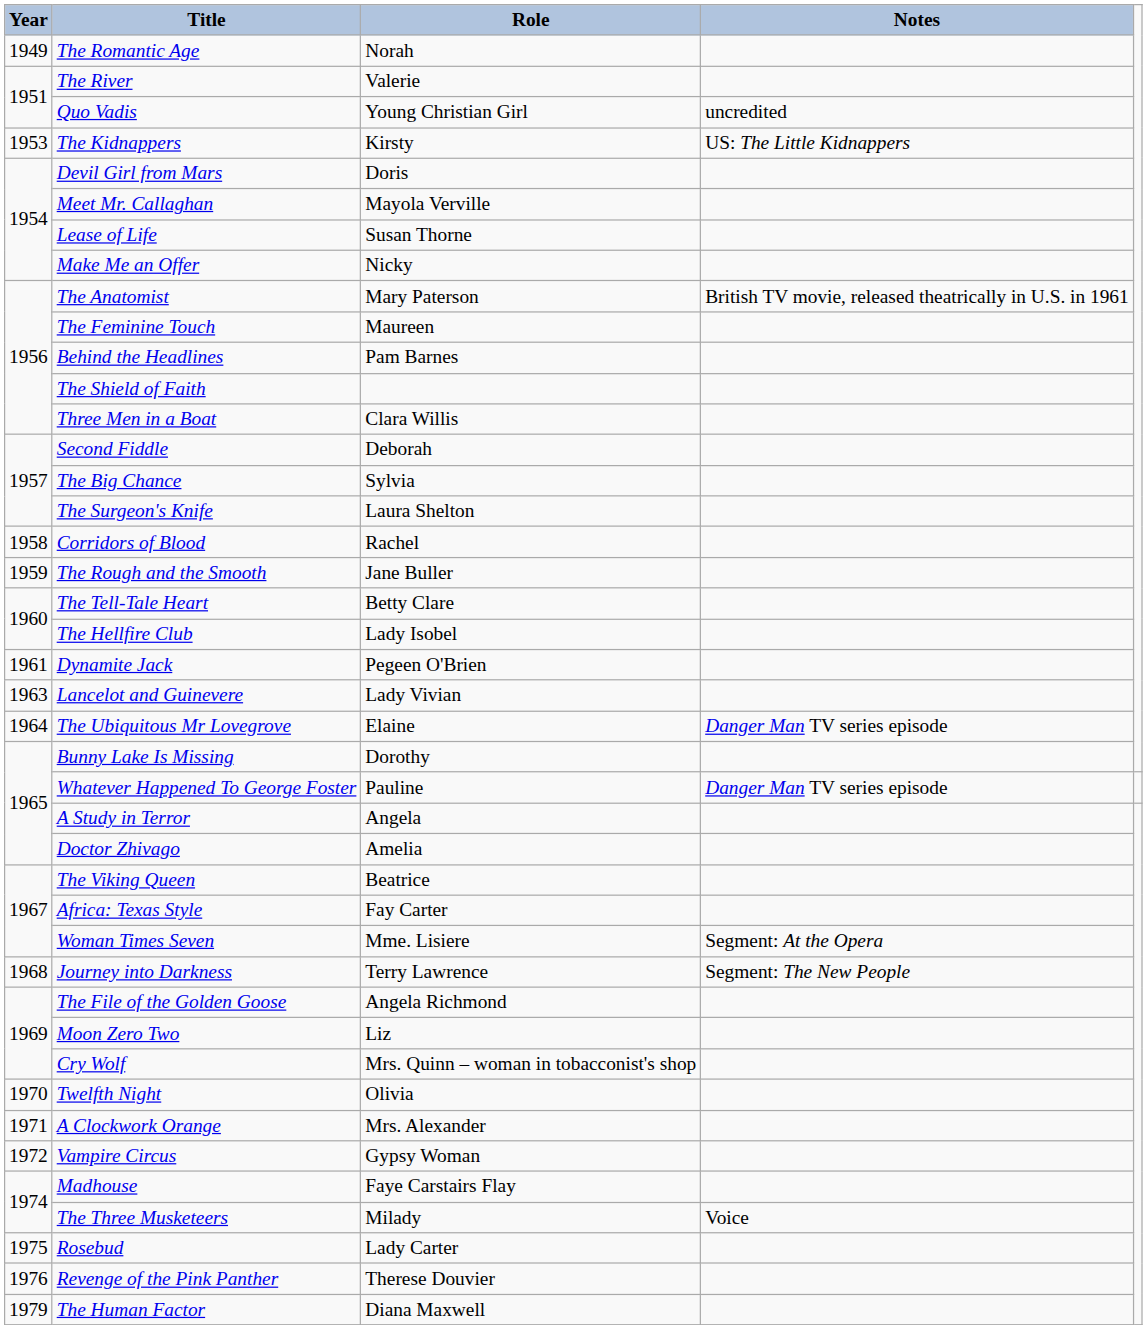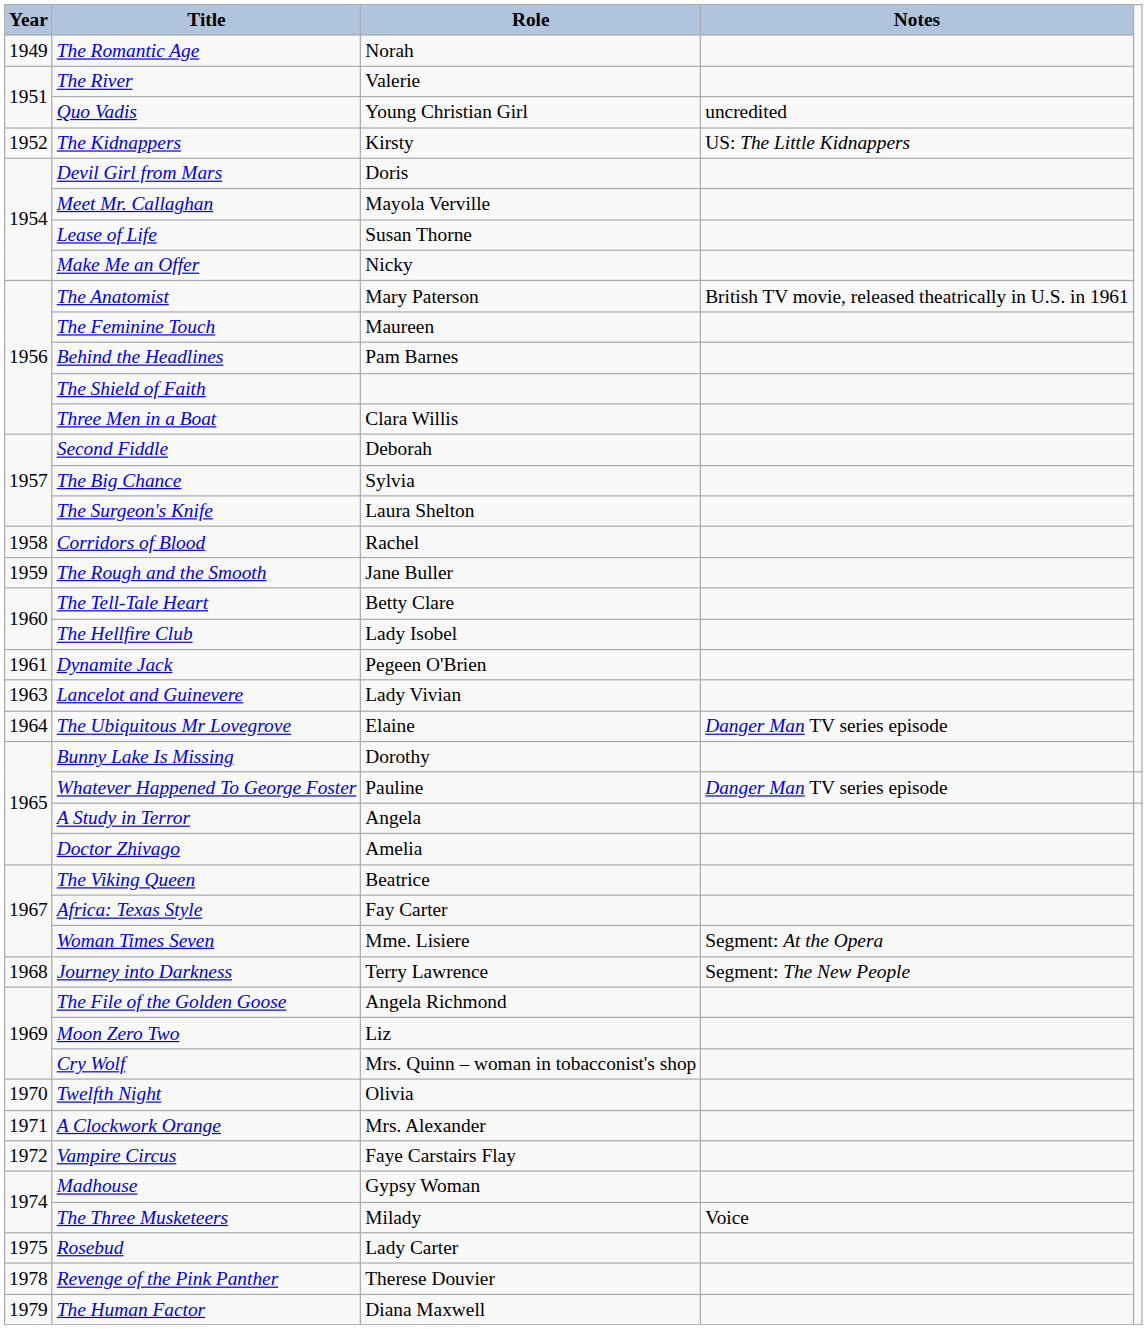(28, 142) 1953 -> (28, 142) 1952
(423, 1155) Gypsy Woman -> (441, 1155) Faye Carstairs Flay
(441, 1186) Faye Carstairs Flay -> (423, 1186) Gypsy Woman
(28, 1278) 1976 -> (28, 1278) 1978
